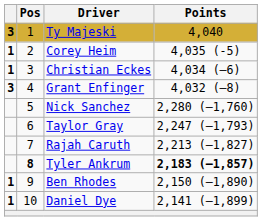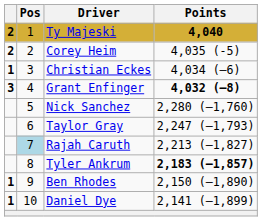(11, 33) 3 -> (11, 33) 2
(206, 33) normal -> (206, 33) bold
(11, 52) 1 -> (11, 52) 2
(206, 89) normal -> (206, 89) bold
(30, 145) no background -> (30, 145) lightblue background
(30, 164) bold -> (30, 164) normal
